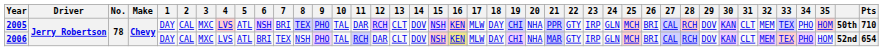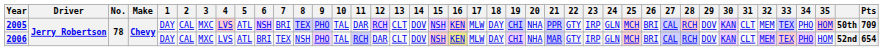(869, 25) 710 -> (869, 25) 709
